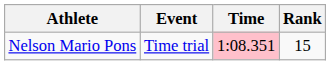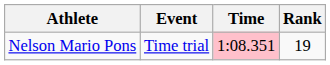(302, 45) 15 -> (302, 45) 19
